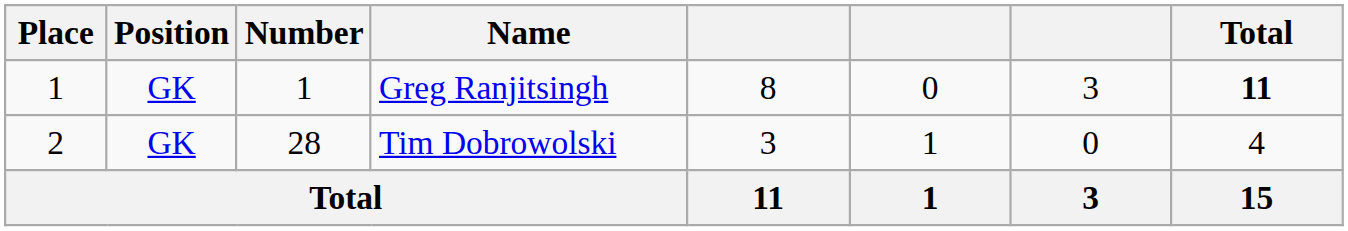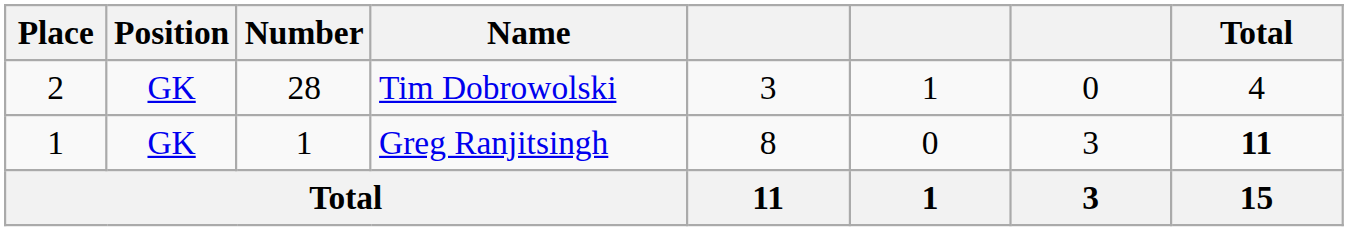rows swapped: (494, 87) <-> (498, 142)
